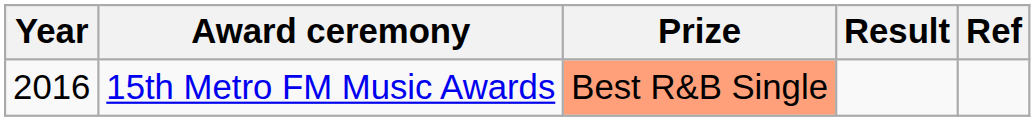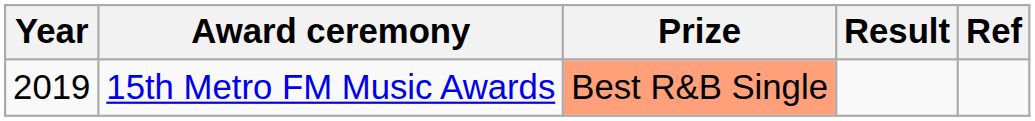(52, 87) 2016 -> (52, 87) 2019
